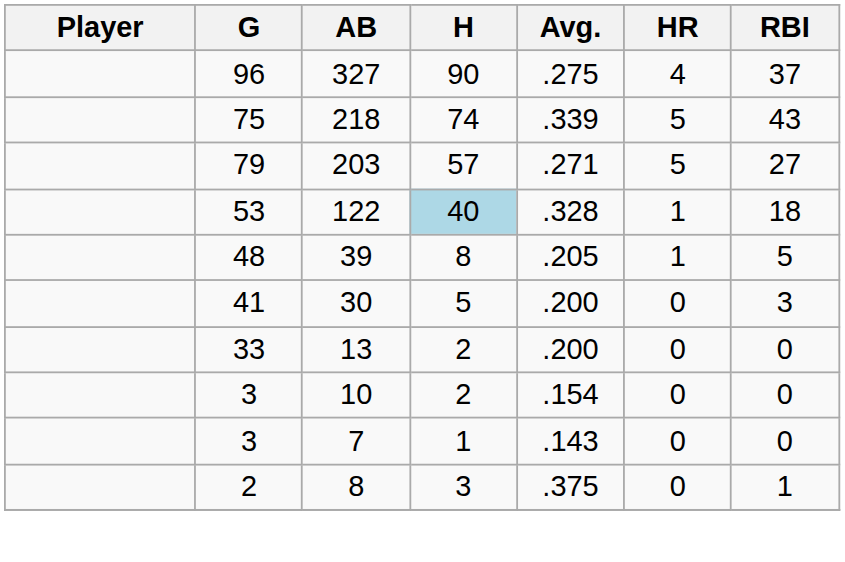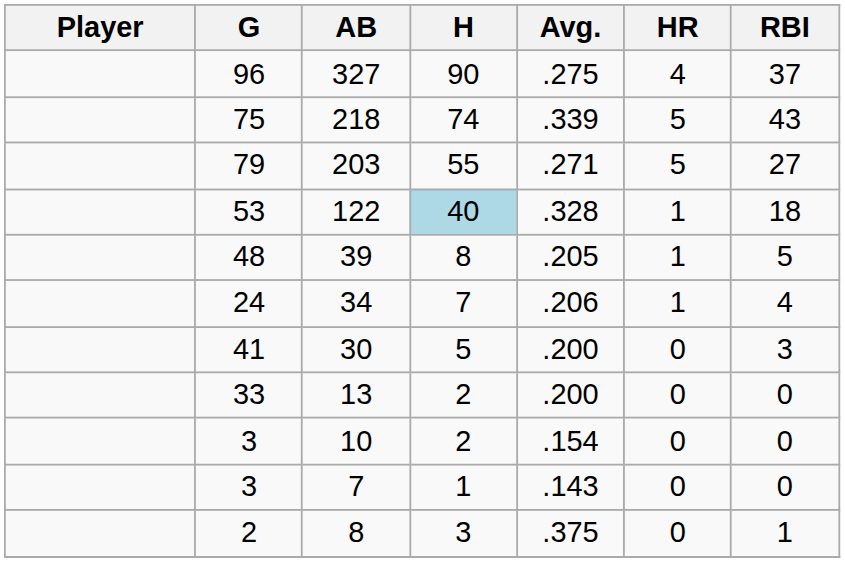(463, 165) 57 -> (463, 165) 55
+ row: (356, 303)
